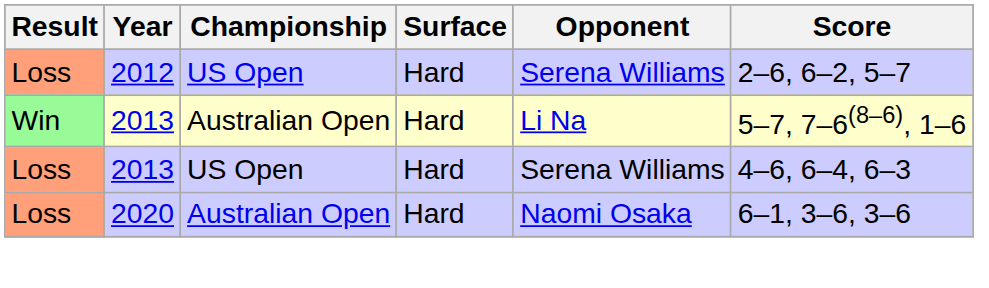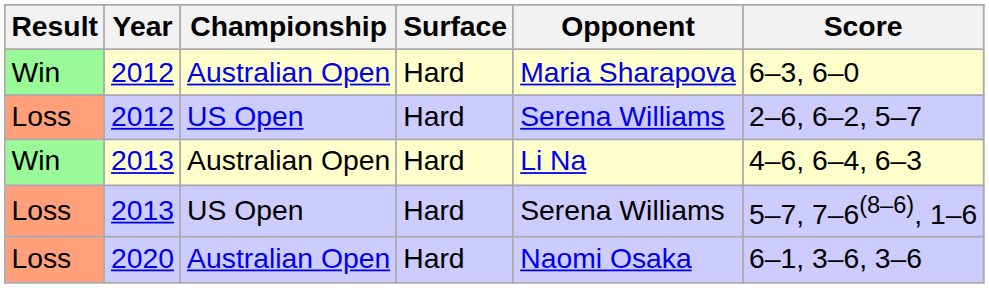+ row: (36, 71)
(852, 120) 5–7, 7–6(8–6), 1–6 -> (836, 161) 4–6, 6–4, 6–3
(824, 169) 4–6, 6–4, 6–3 -> (863, 210) 5–7, 7–6(8–6), 1–6
